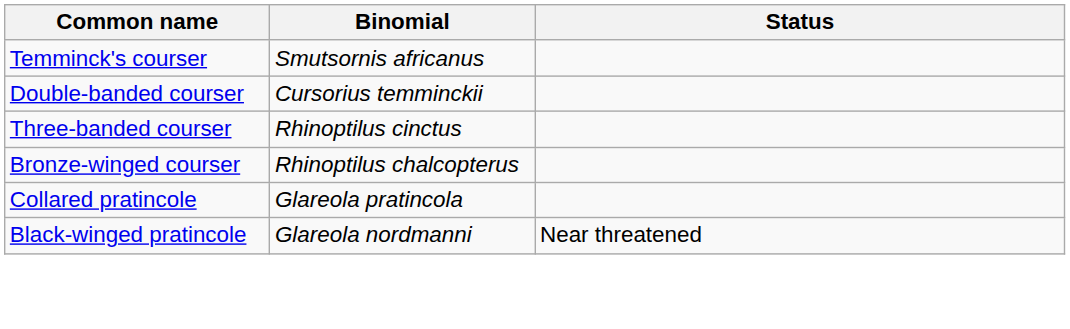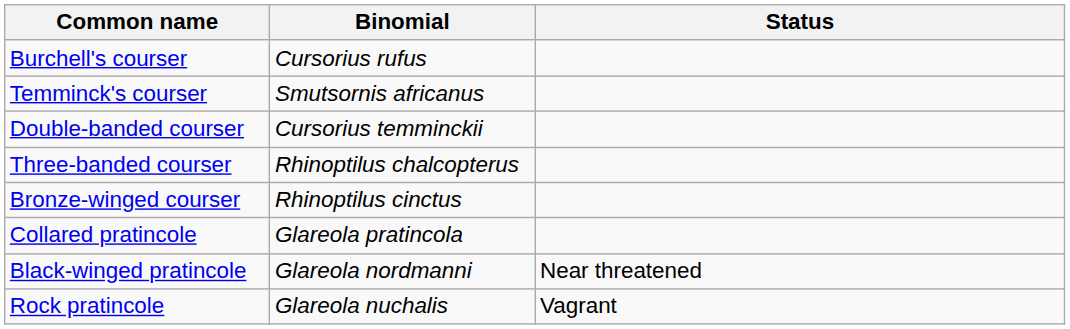+ row: (99, 57)
(368, 128) Rhinoptilus cinctus -> (397, 164) Rhinoptilus chalcopterus
(397, 164) Rhinoptilus chalcopterus -> (368, 199) Rhinoptilus cinctus
+ row: (87, 306)
